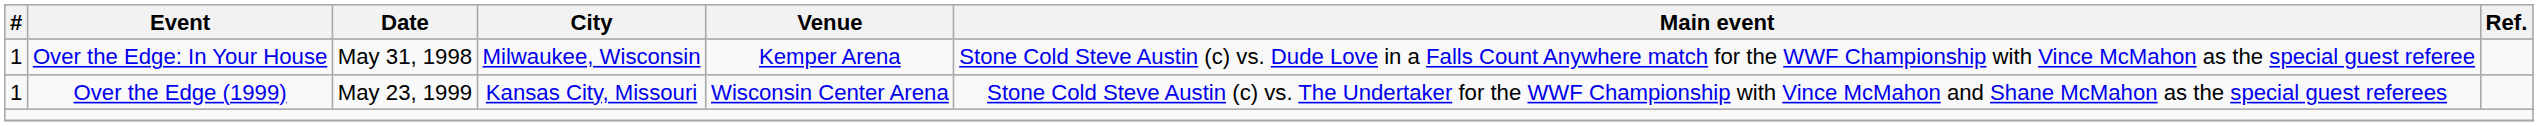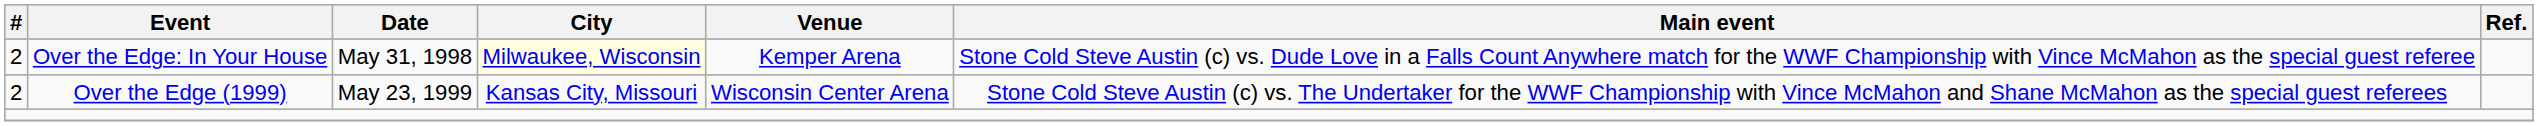(16, 57) 1 -> (16, 57) 2
(592, 57) no background -> (592, 57) lightyellow background
(16, 92) 1 -> (16, 92) 2
